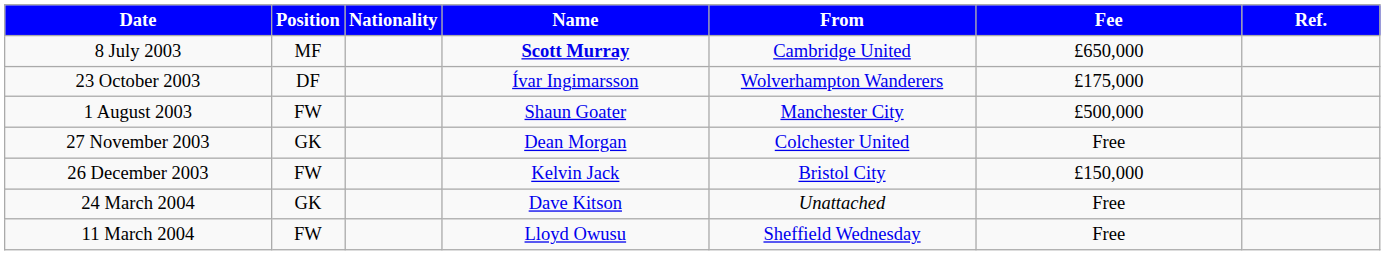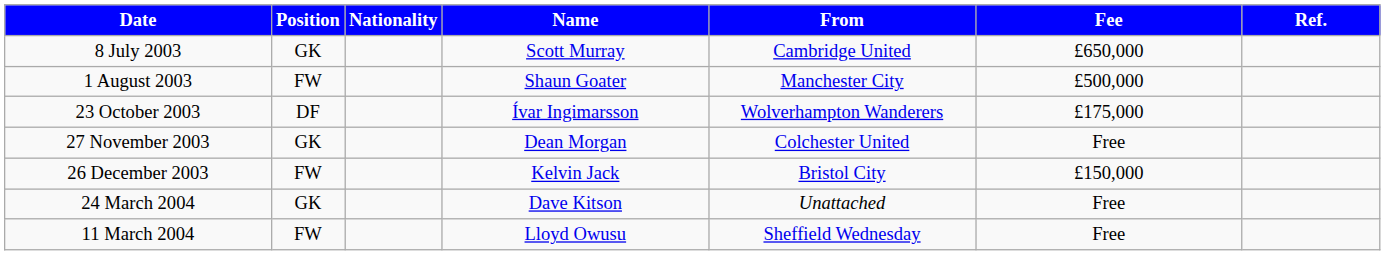(308, 50) MF -> (308, 50) GK
(575, 50) bold -> (575, 50) normal
rows swapped: (138, 112) <-> (138, 81)
